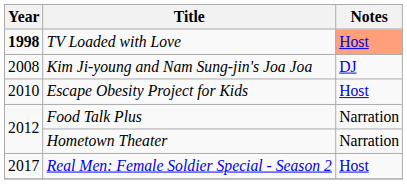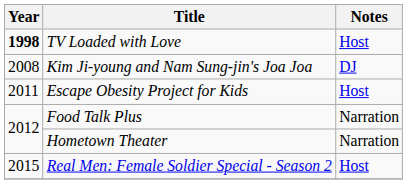(354, 41) lightsalmon background -> (354, 41) no background
(24, 91) 2010 -> (23, 91) 2011
(24, 166) 2017 -> (24, 166) 2015
